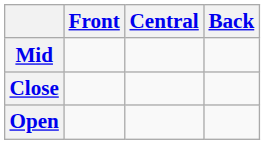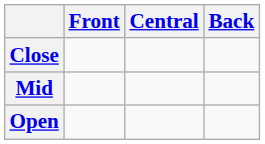rows swapped: (34, 88) <-> (34, 54)
